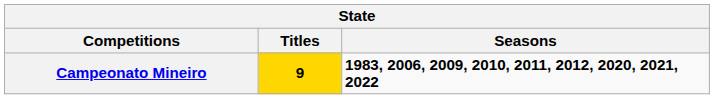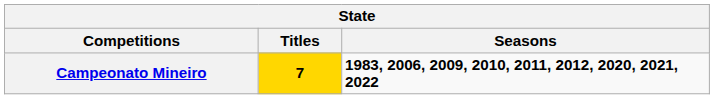(300, 73) 9 -> (300, 73) 7
